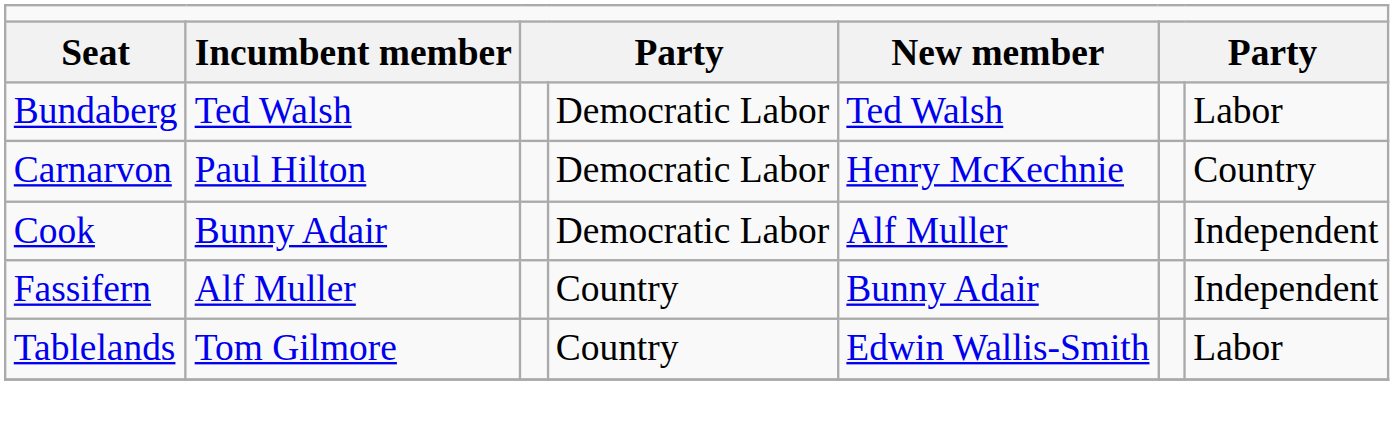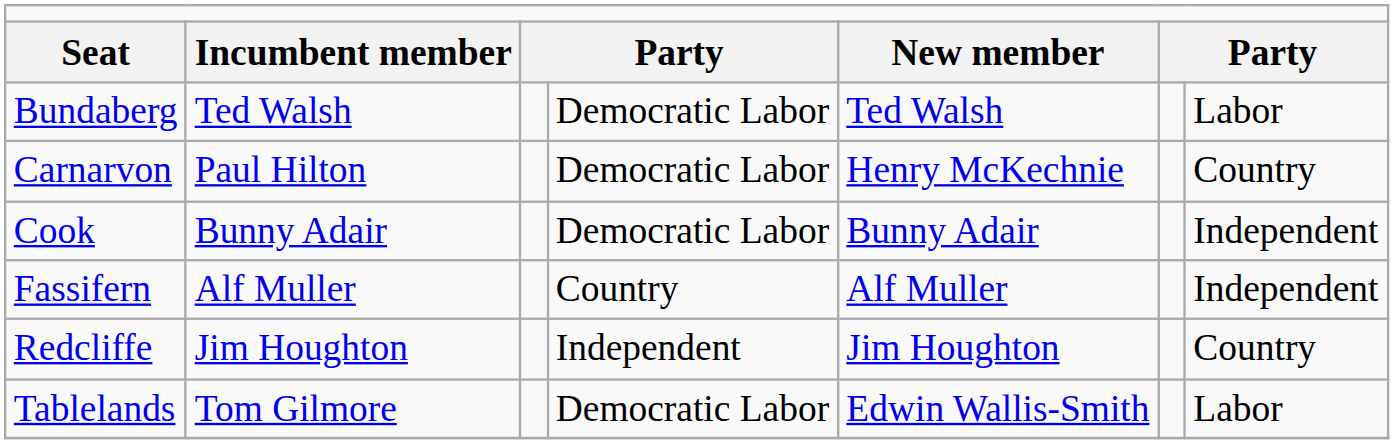(927, 229) Alf Muller -> (943, 229) Bunny Adair
(943, 288) Bunny Adair -> (927, 288) Alf Muller
+ row: (83, 348)
(617, 348) Country -> (692, 407) Democratic Labor
